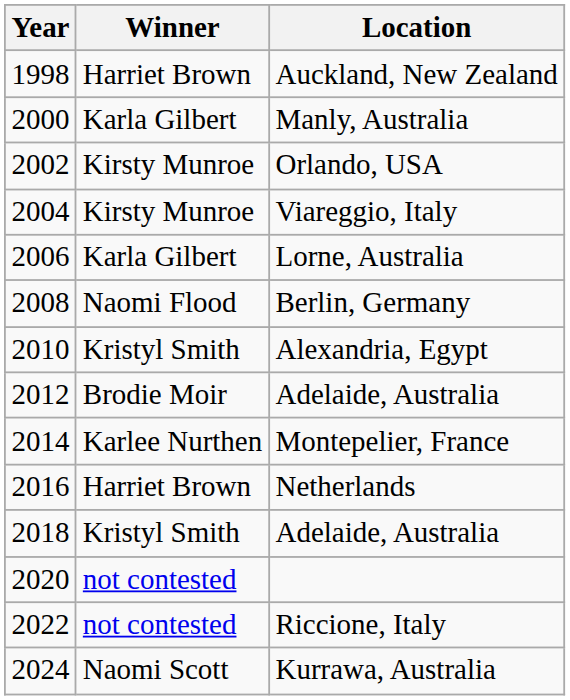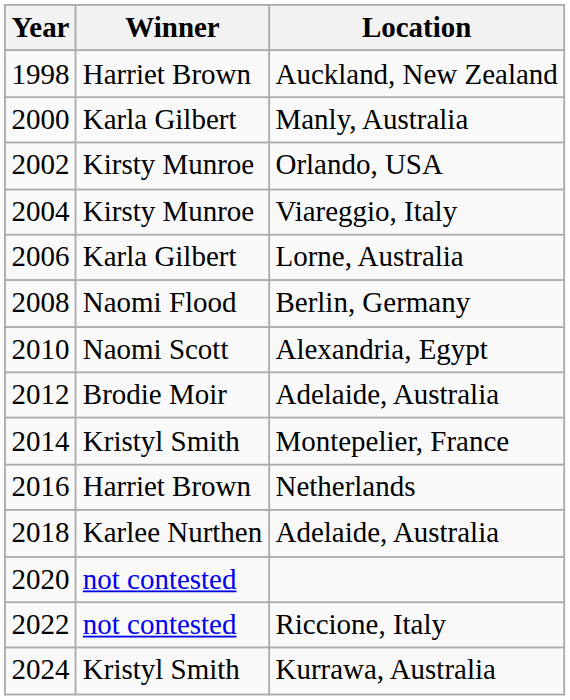(161, 348) Kristyl Smith -> (156, 348) Naomi Scott
(172, 440) Karlee Nurthen -> (161, 440) Kristyl Smith
(161, 532) Kristyl Smith -> (172, 532) Karlee Nurthen
(156, 670) Naomi Scott -> (161, 670) Kristyl Smith
